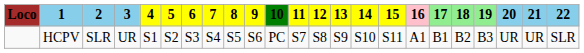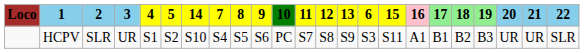columns swapped: (192, 15) <-> (365, 15)
